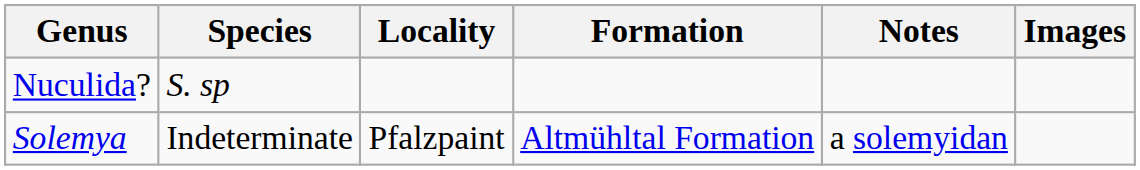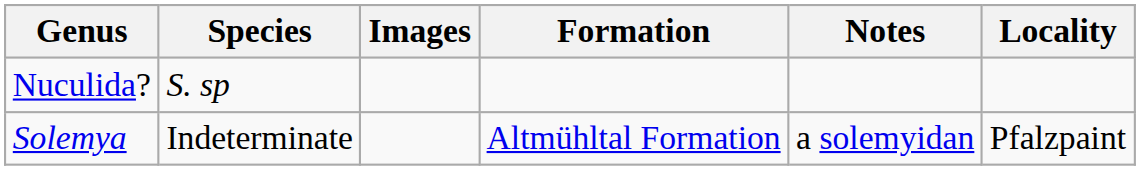columns swapped: (437, 31) <-> (1075, 31)
